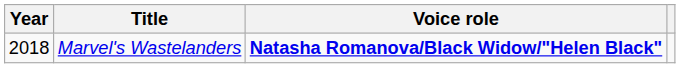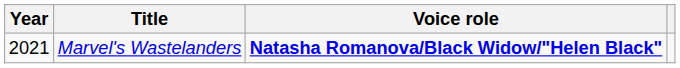(29, 47) 2018 -> (29, 47) 2021
